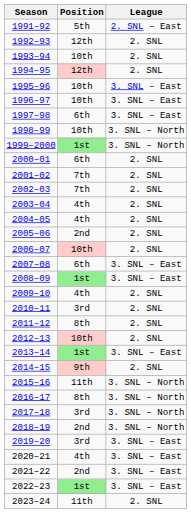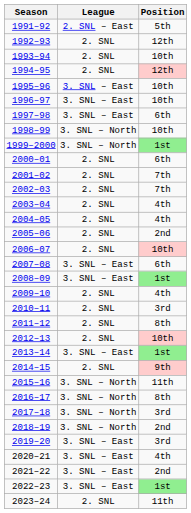columns swapped: (146, 12) <-> (82, 12)
